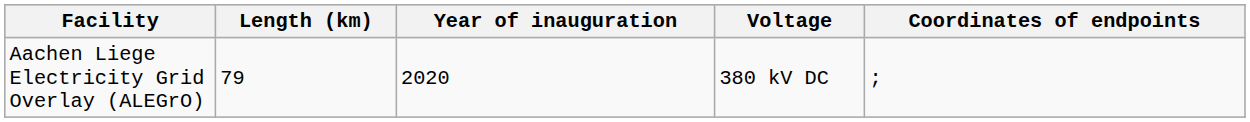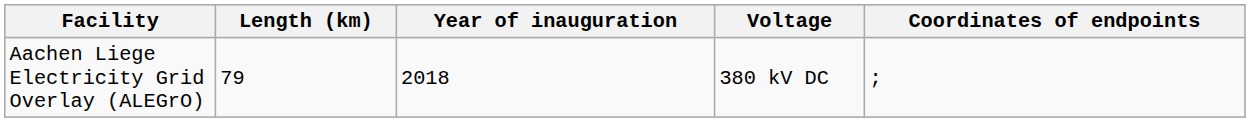(425, 78) 2020 -> (425, 78) 2018
